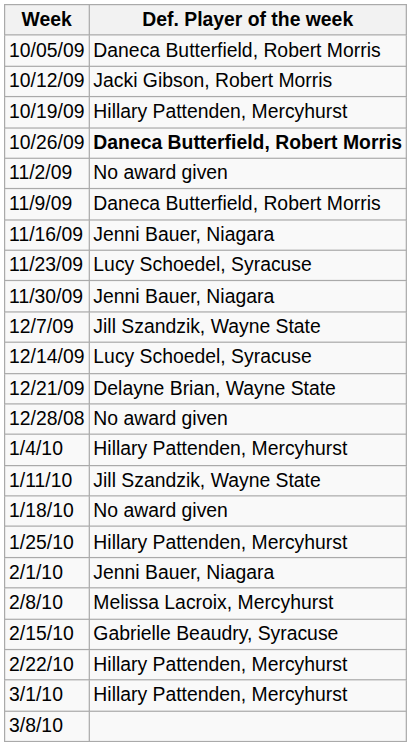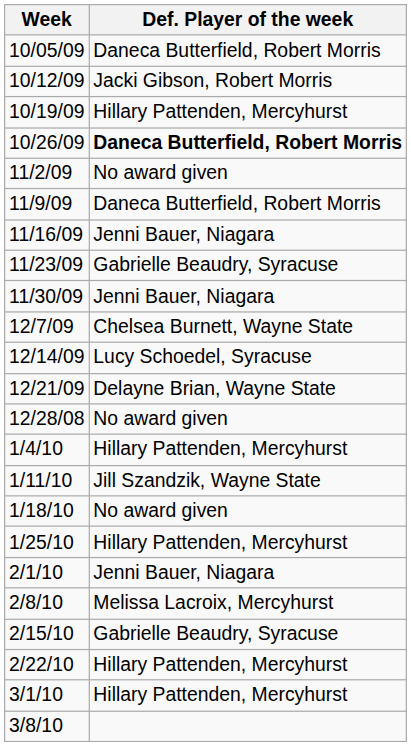(203, 265) Lucy Schoedel, Syracuse -> (216, 265) Gabrielle Beaudry, Syracuse
(207, 326) Jill Szandzik, Wayne State -> (223, 326) Chelsea Burnett, Wayne State
